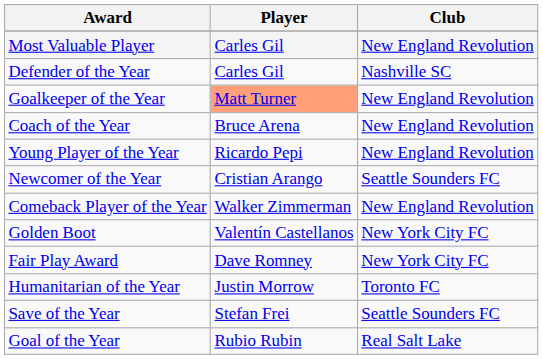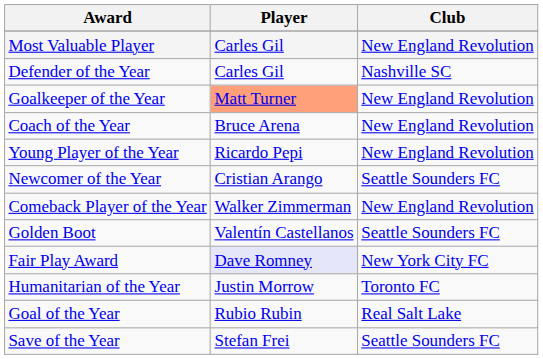(425, 233) New York City FC -> (431, 233) Seattle Sounders FC
(263, 260) no background -> (263, 260) lavender background
rows swapped: (64, 340) <-> (64, 313)
